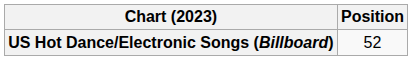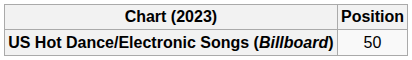(373, 42) 52 -> (373, 42) 50
